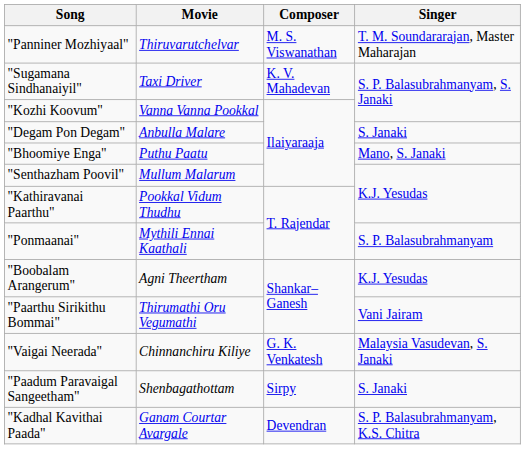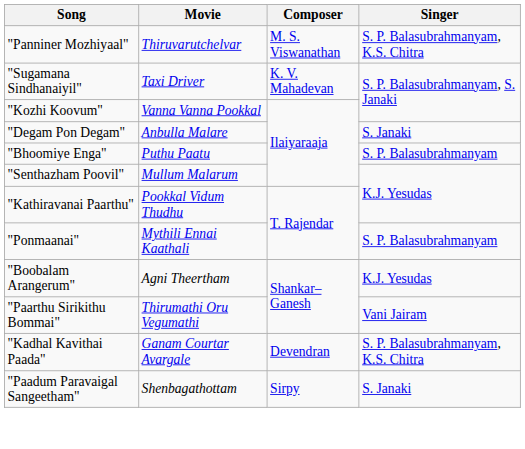(436, 44) T. M. Soundararajan, Master Maharajan -> (431, 44) S. P. Balasubrahmanyam, K.S. Chitra
(402, 153) Mano, S. Janaki -> (430, 153) S. P. Balasubrahmanyam
- row: (55, 351)
rows swapped: (55, 425) <-> (63, 388)
